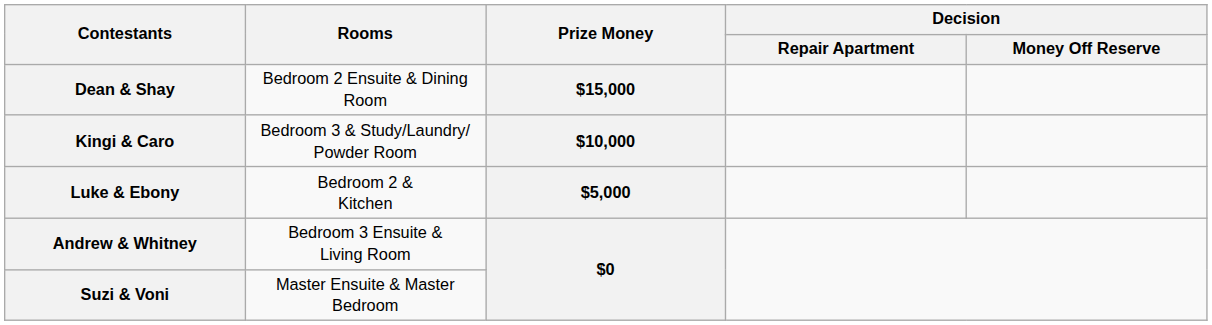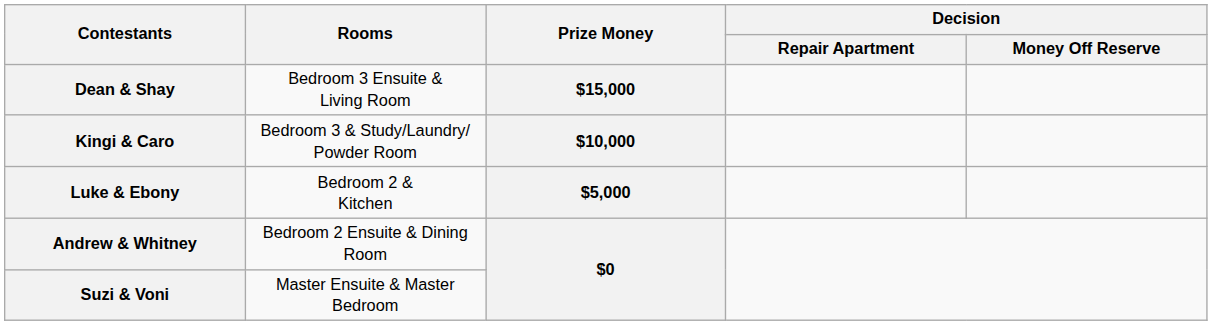(365, 90) Bedroom 2 Ensuite & Dining Room -> (365, 90) Bedroom 3 Ensuite & Living Room
(365, 244) Bedroom 3 Ensuite & Living Room -> (365, 244) Bedroom 2 Ensuite & Dining Room
